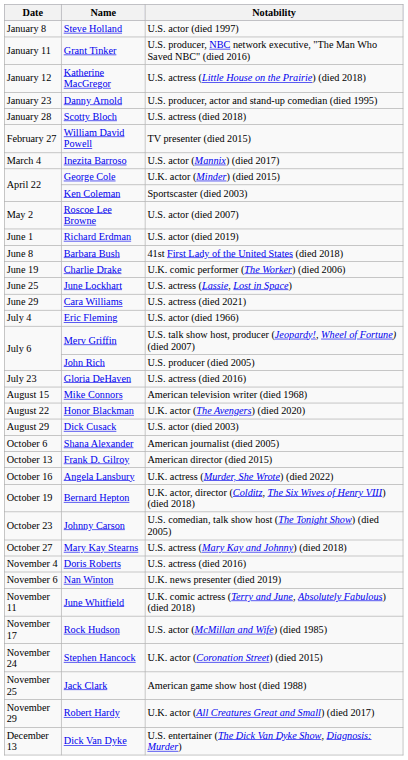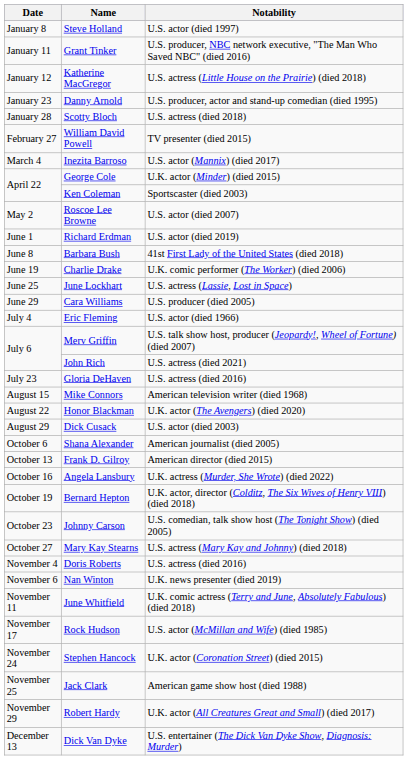(197, 302) U.S. actress (died 2021) -> (201, 302) U.S. producer (died 2005)
(201, 362) U.S. producer (died 2005) -> (197, 362) U.S. actress (died 2021)
